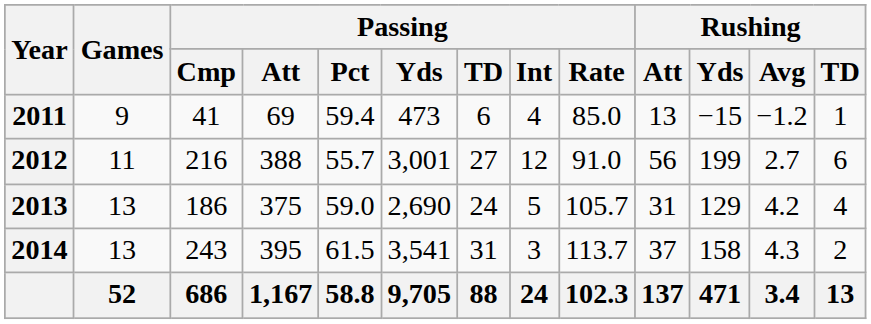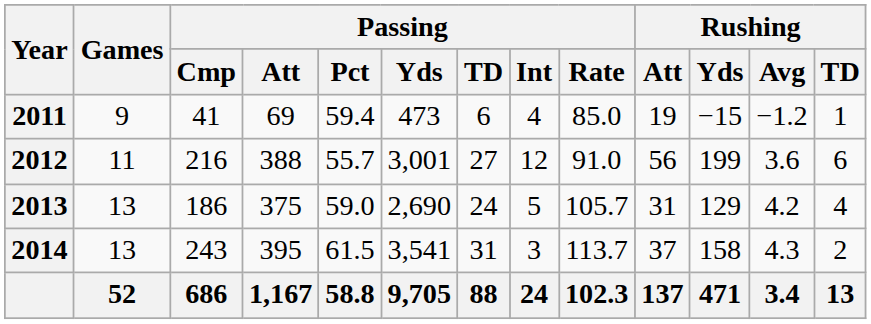(662, 116) 13 -> (662, 116) 19
(782, 160) 2.7 -> (782, 160) 3.6
